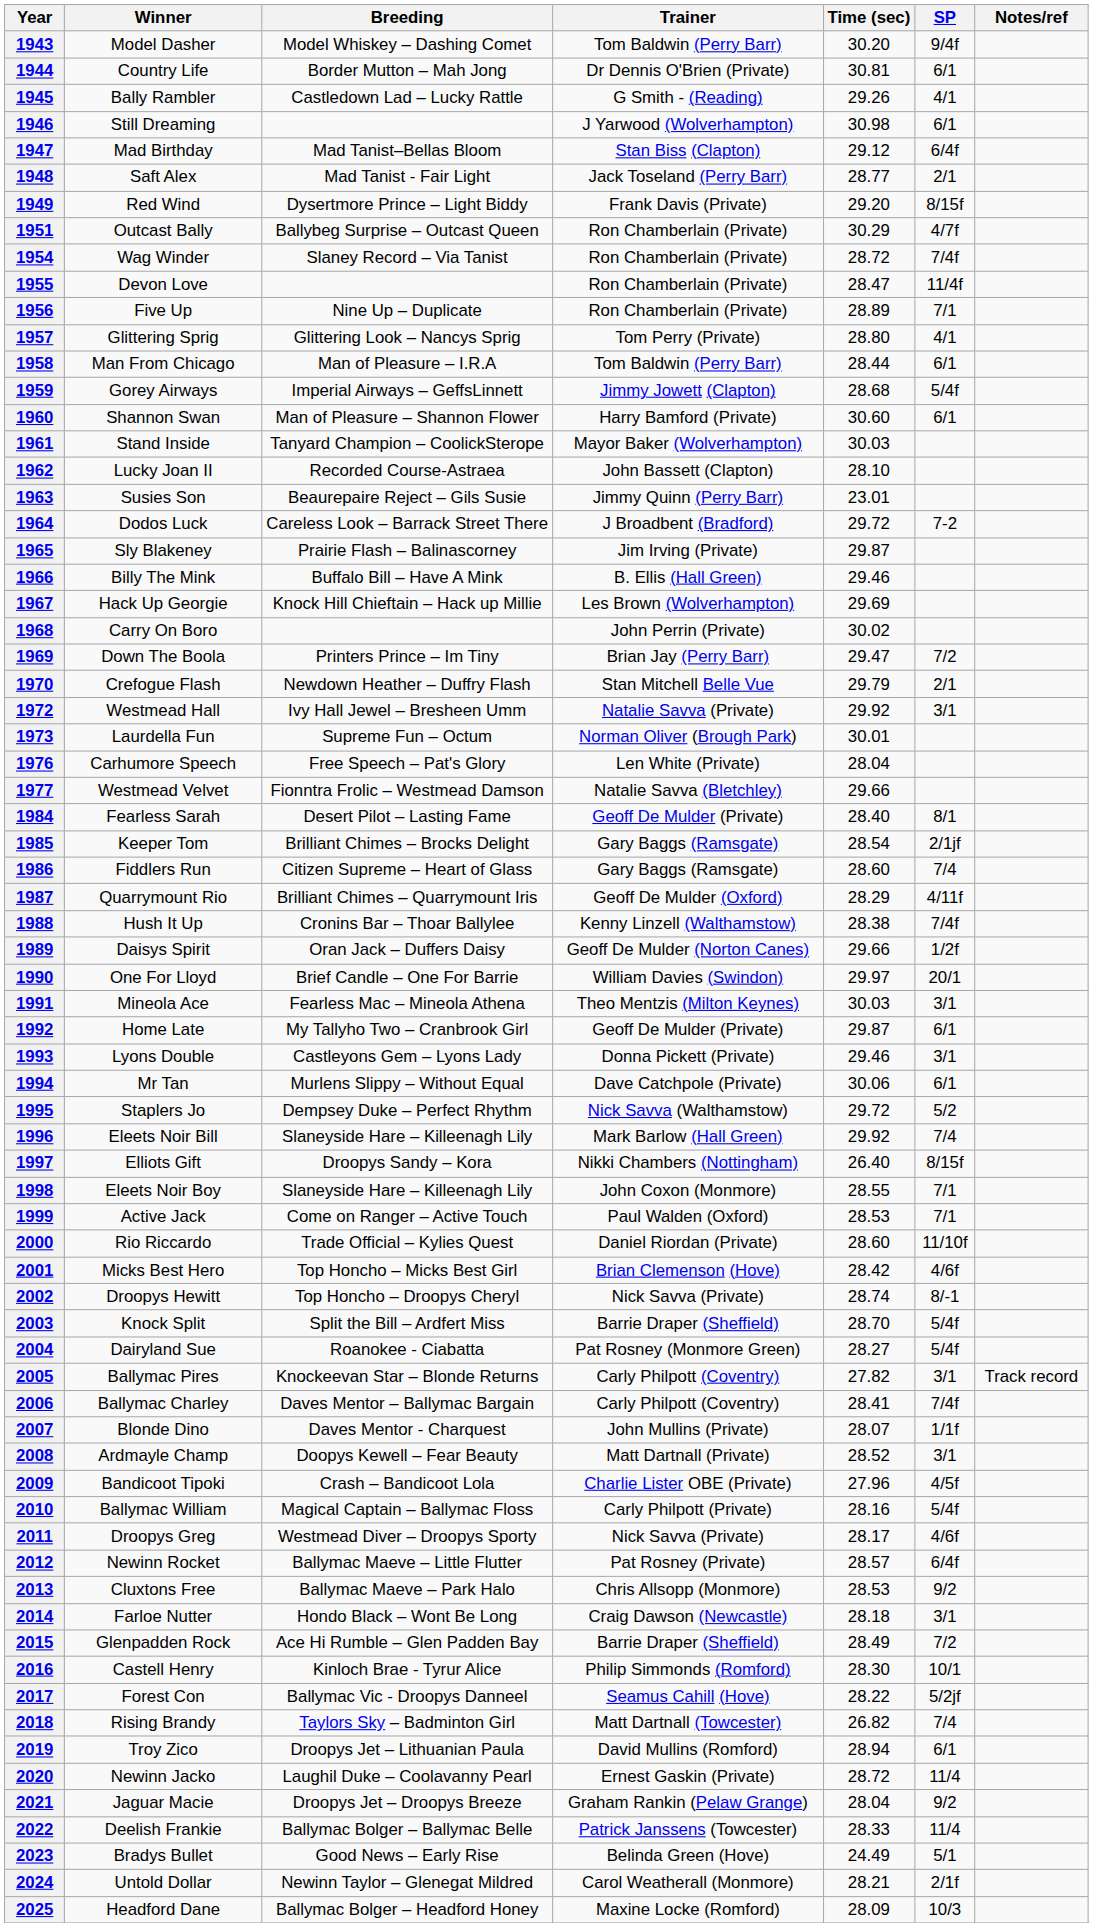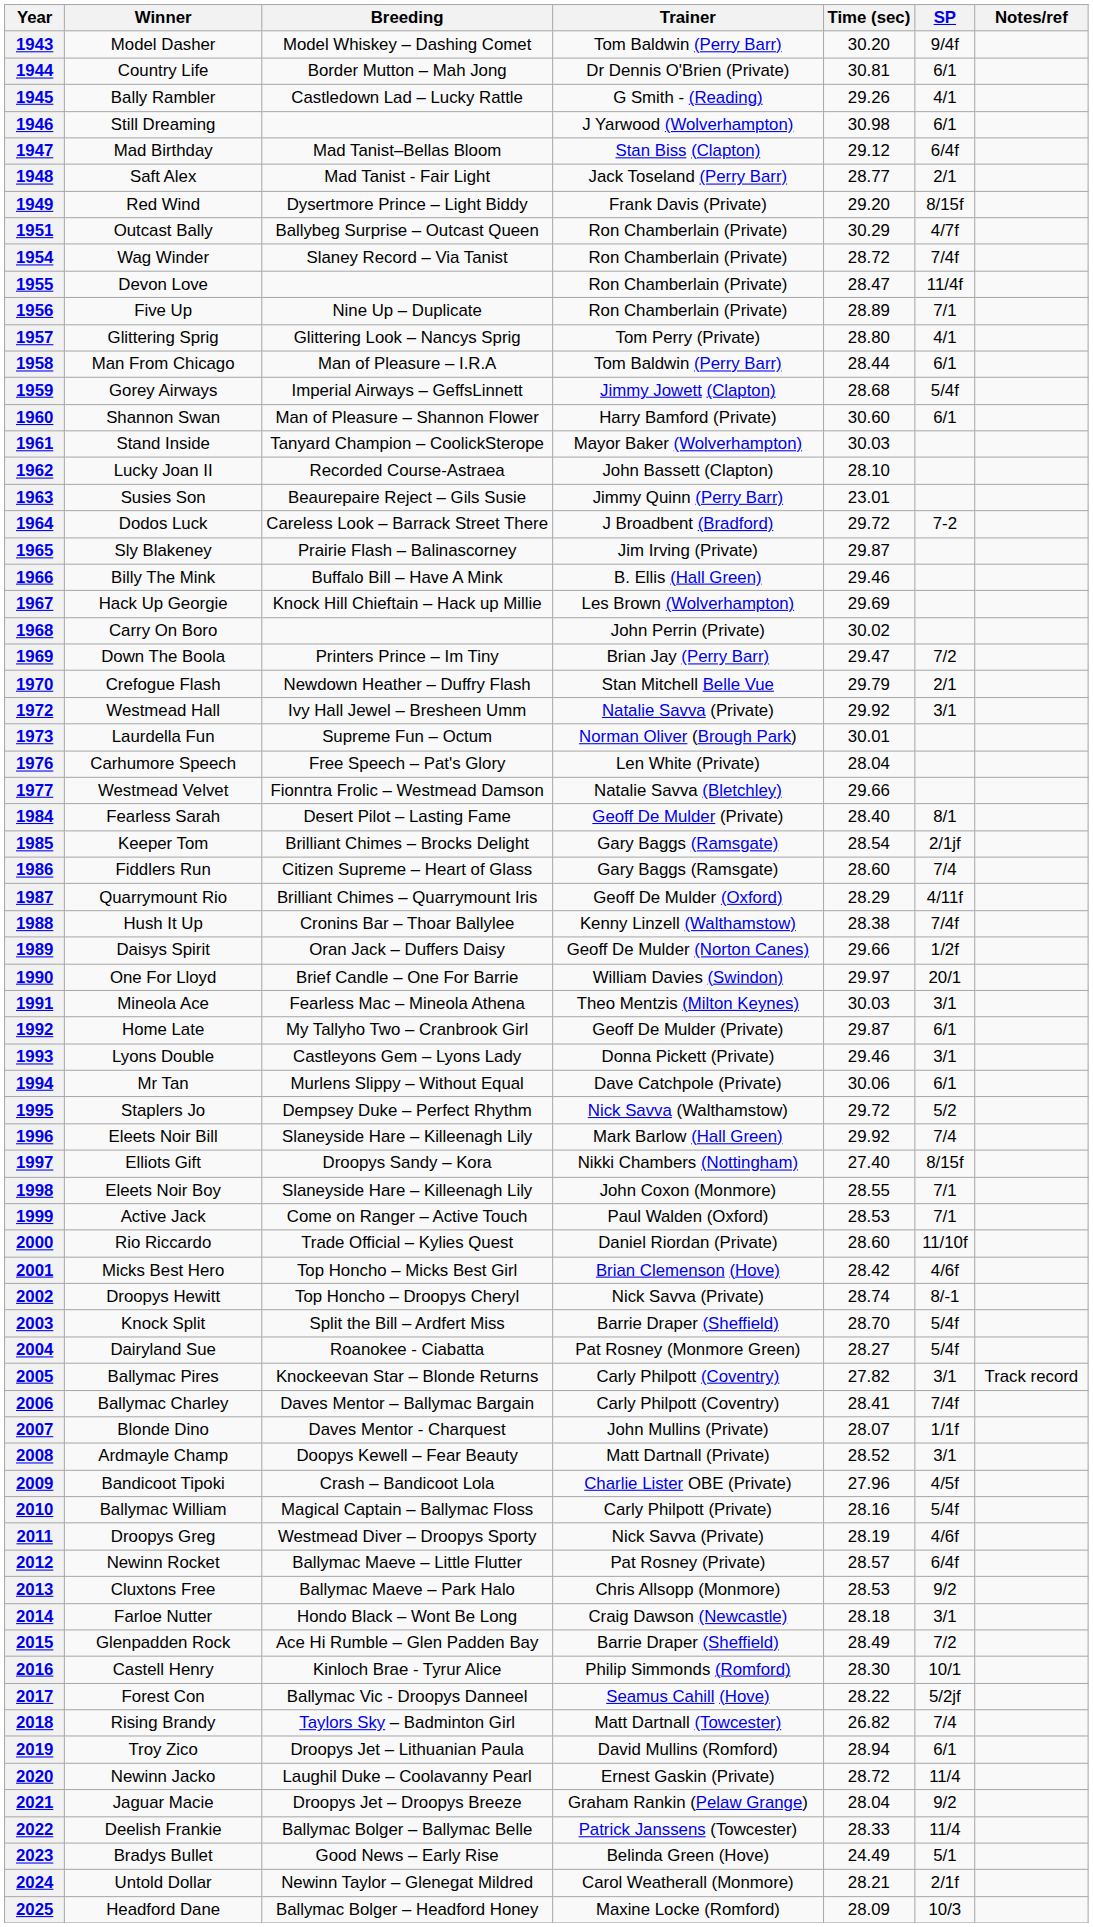(869, 1163) 26.40 -> (869, 1163) 27.40
(869, 1536) 28.17 -> (869, 1536) 28.19
